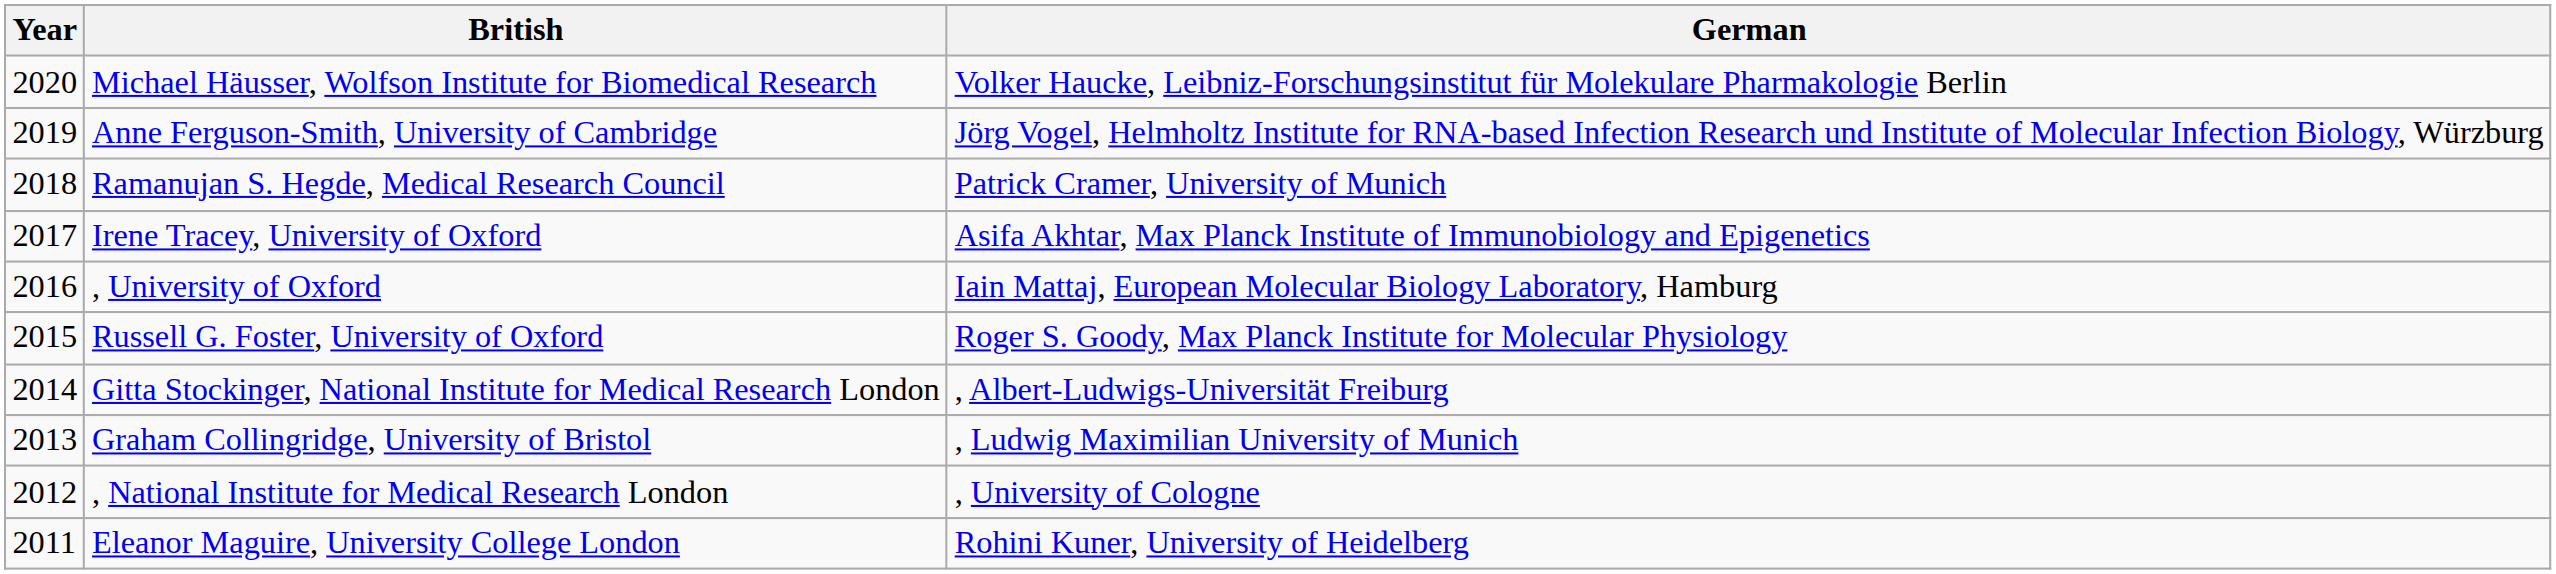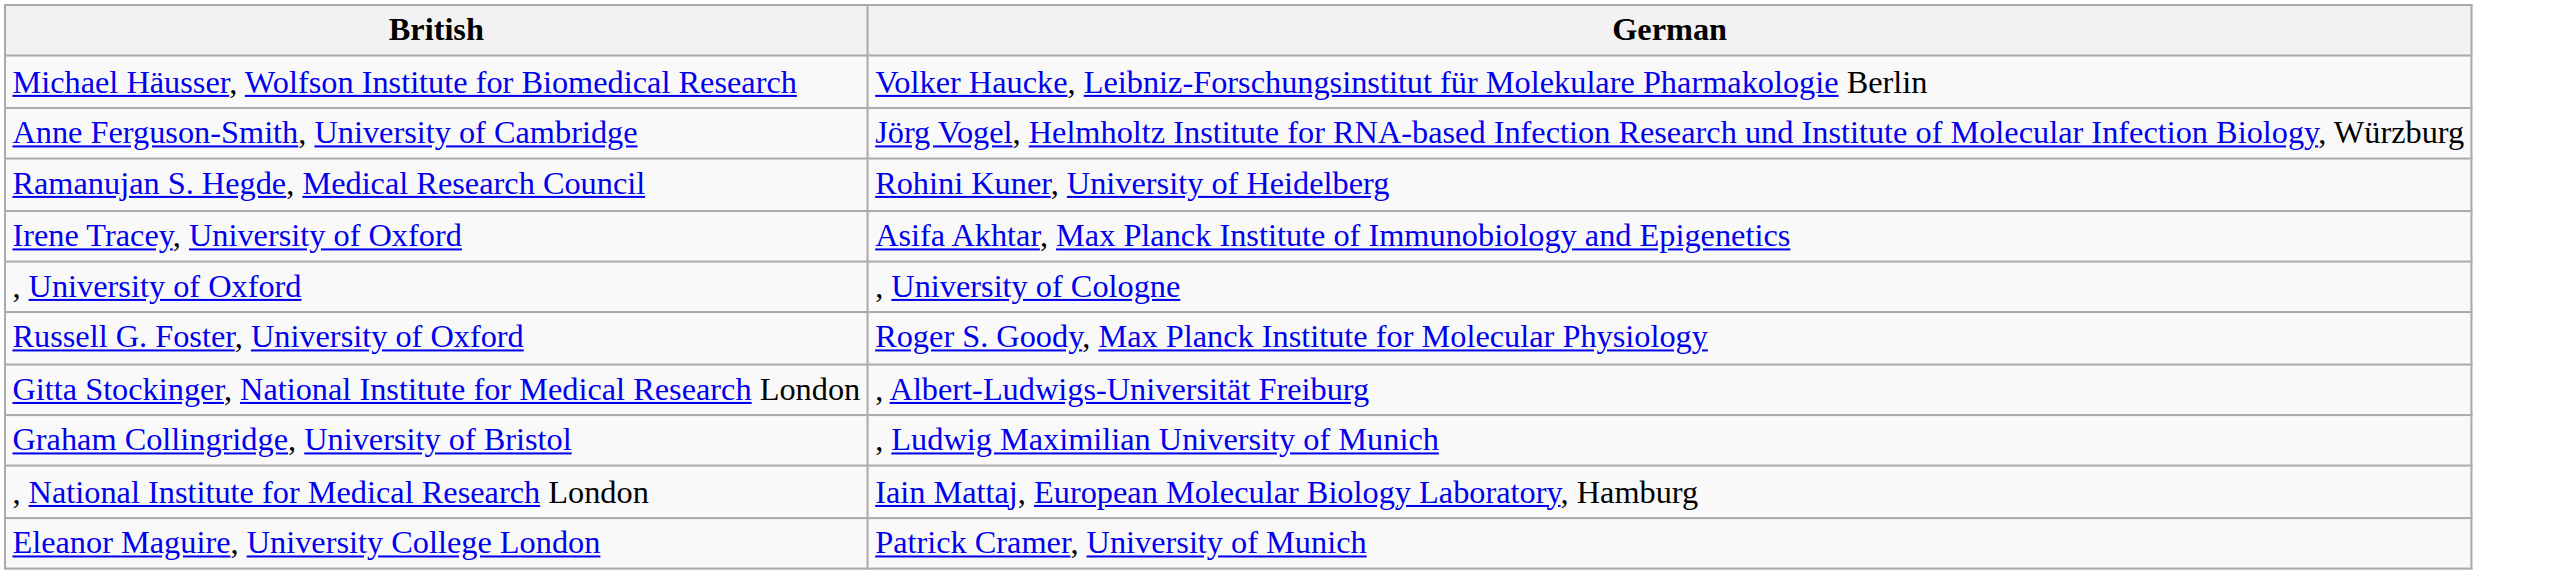- column: (45, 30)
(1200, 183) Patrick Cramer, University of Munich -> (1132, 183) Rohini Kuner, University of Heidelberg
(1366, 286) Iain Mattaj, European Molecular Biology Laboratory, Hamburg -> (1028, 286) , University of Cologne
(1107, 491) , University of Cologne -> (1287, 491) Iain Mattaj, European Molecular Biology Laboratory, Hamburg
(1212, 542) Rohini Kuner, University of Heidelberg -> (1121, 542) Patrick Cramer, University of Munich
